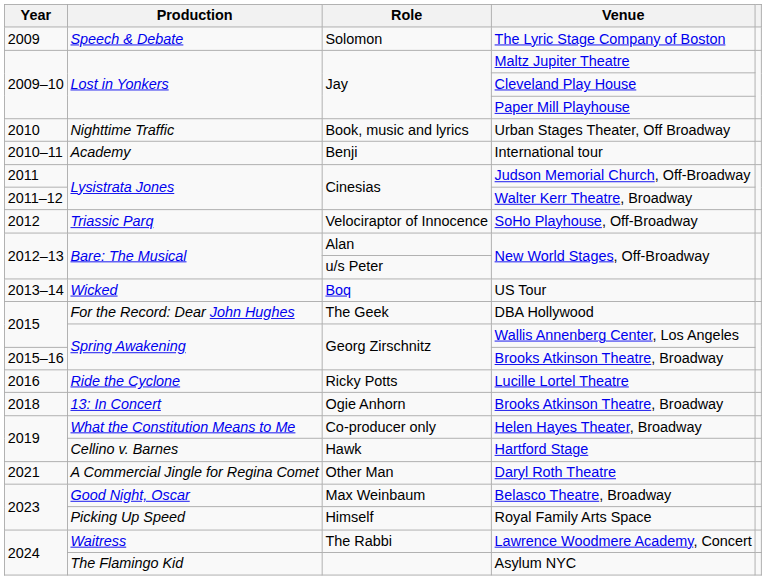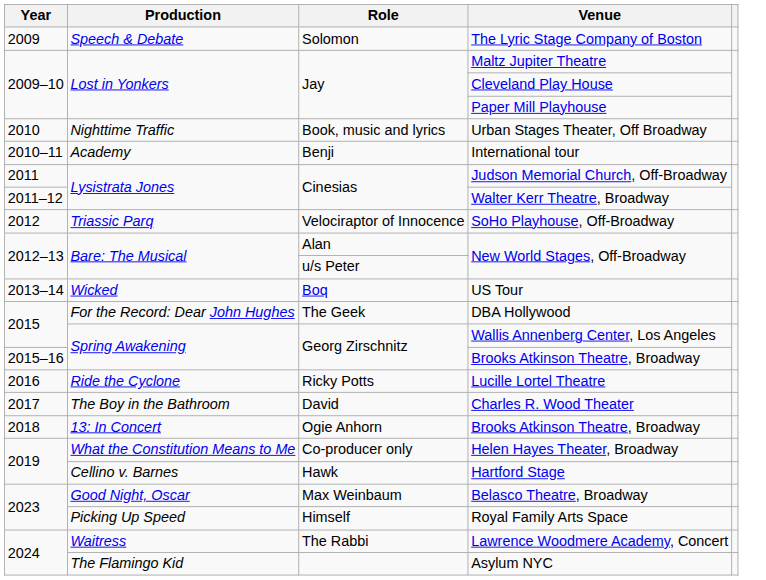+ row: (320, 404)
- row: (359, 472)
